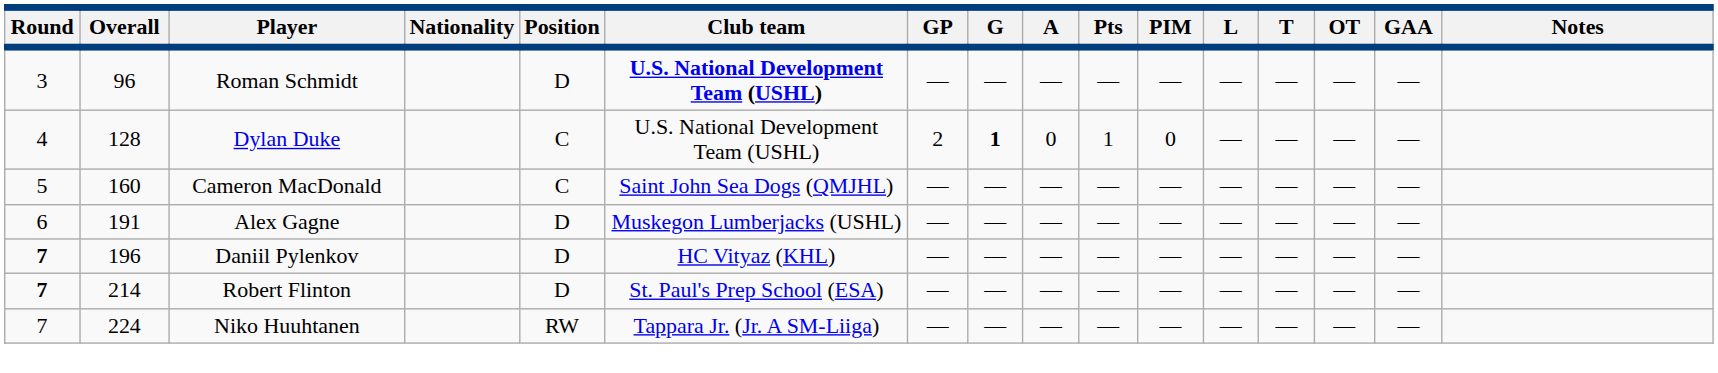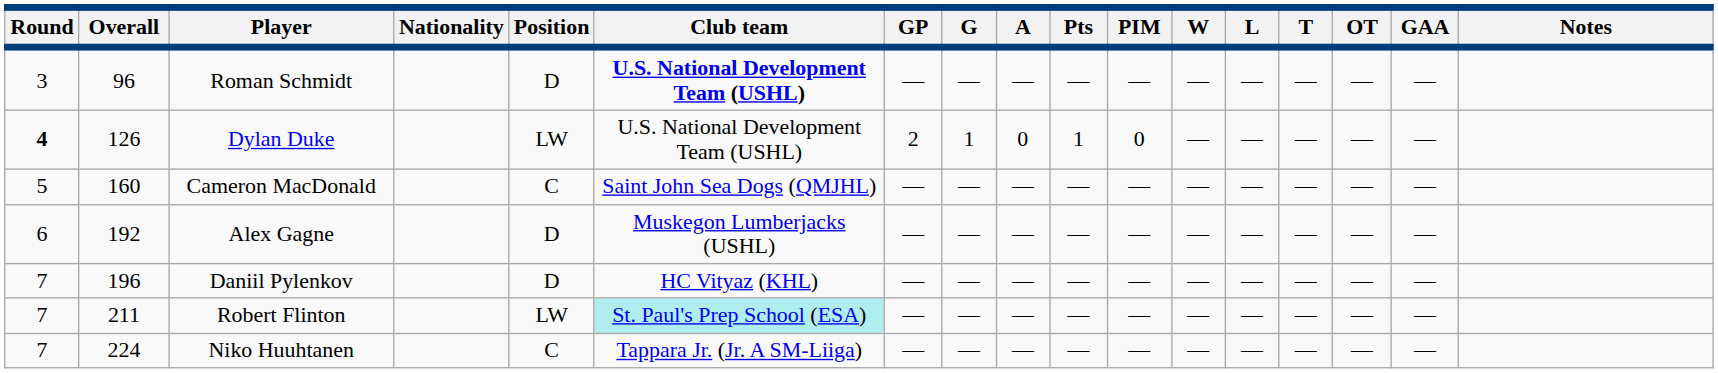+ column: (1198, 27)
(42, 139) normal -> (42, 139) bold
(124, 139) 128 -> (124, 139) 126
(562, 139) C -> (552, 139) LW
(995, 139) bold -> (969, 139) normal
(124, 221) 191 -> (124, 233) 192
(42, 255) bold -> (42, 280) normal
(42, 290) bold -> (42, 315) normal
(124, 290) 214 -> (124, 315) 211
(562, 290) D -> (552, 315) LW
(756, 290) no background -> (739, 315) paleturquoise background
(562, 325) RW -> (552, 350) C
